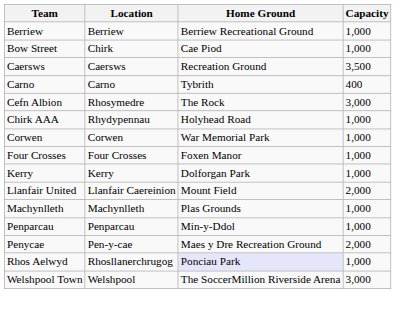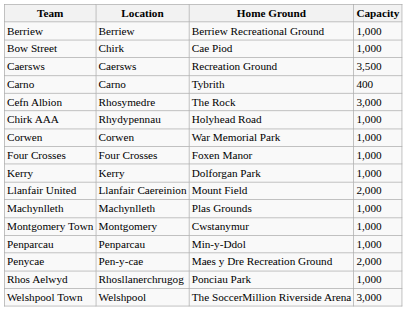+ row: (50, 226)
(211, 262) lavender background -> (221, 279) no background
